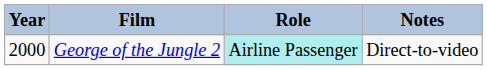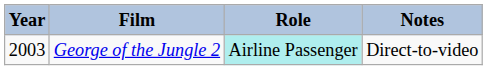(27, 49) 2000 -> (27, 49) 2003
